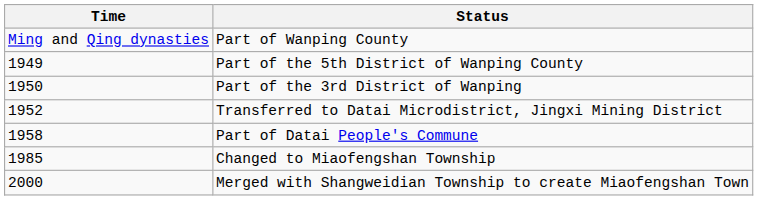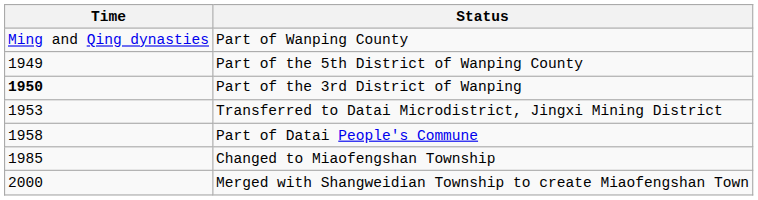(26, 88) normal -> (26, 88) bold
(26, 111) 1952 -> (26, 111) 1953
